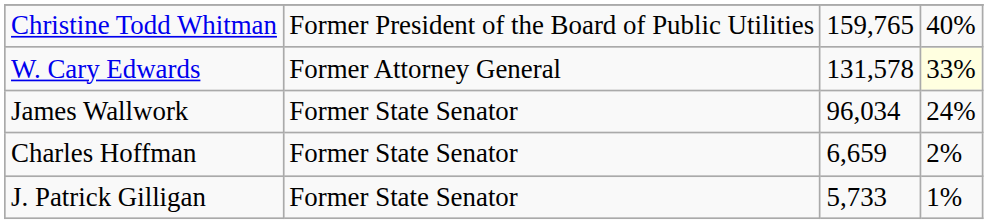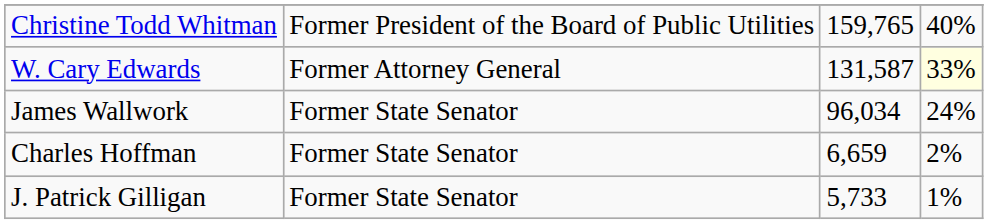(870, 68) 131,578 -> (870, 68) 131,587
